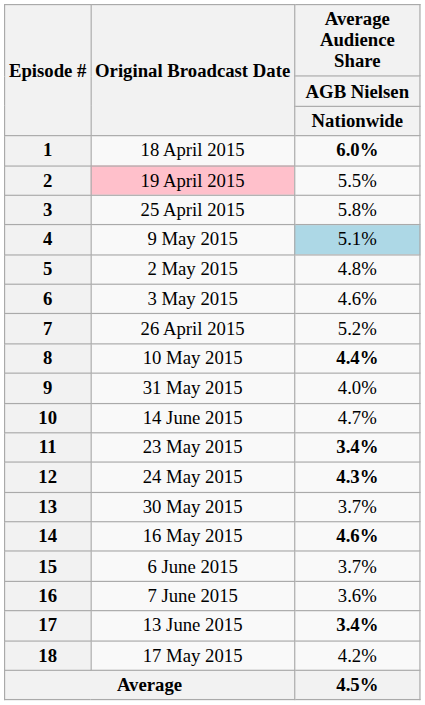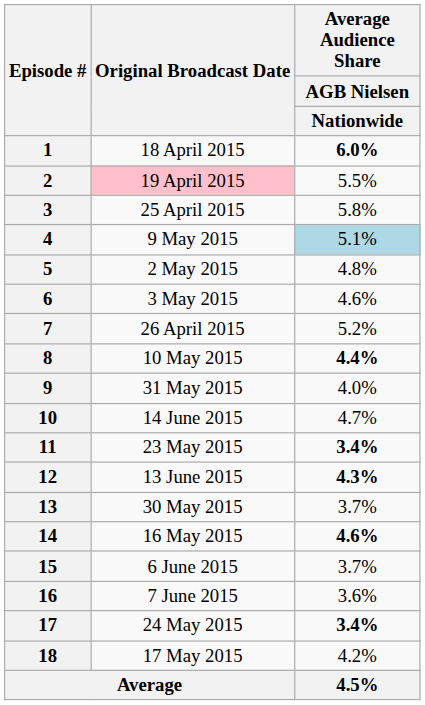(193, 477) 24 May 2015 -> (193, 477) 13 June 2015
(193, 625) 13 June 2015 -> (193, 625) 24 May 2015
